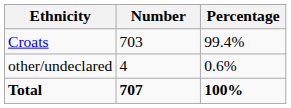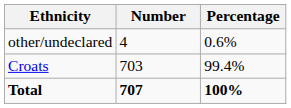rows swapped: (28, 41) <-> (60, 66)
